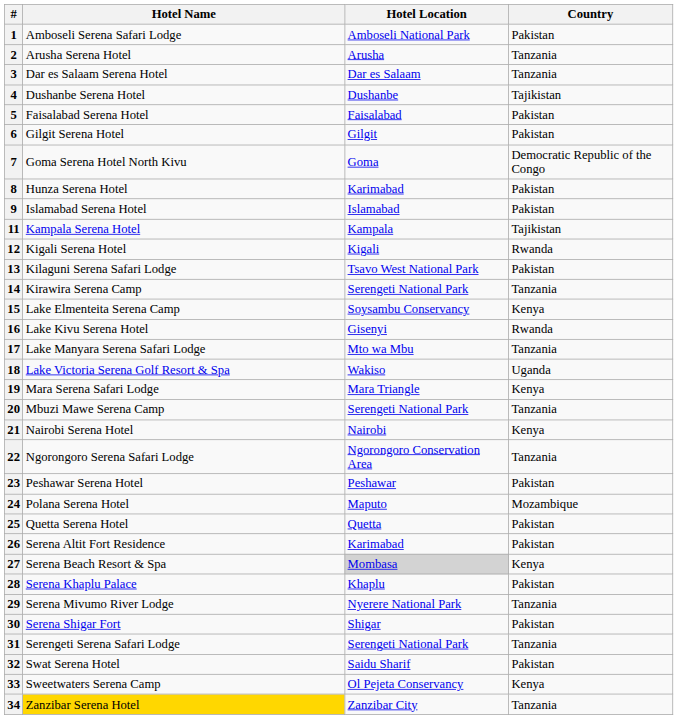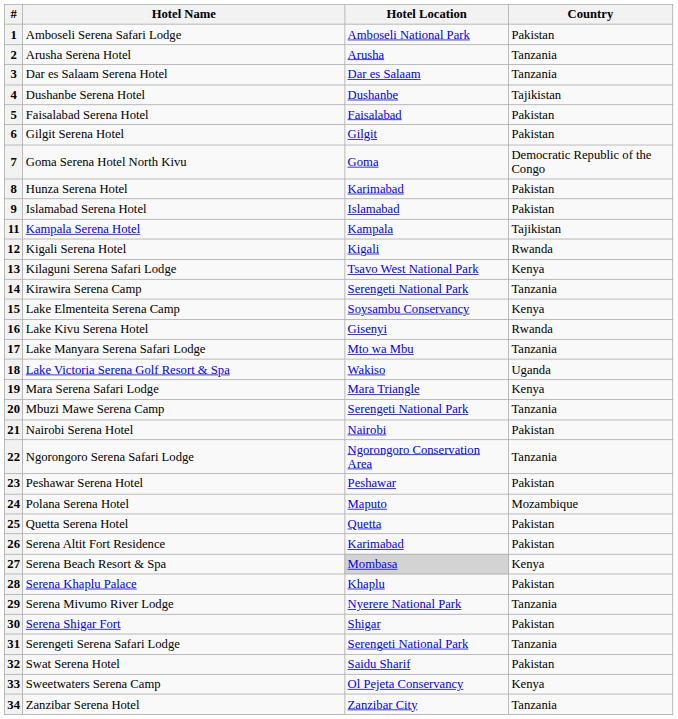(533, 269) Pakistan -> (528, 269) Kenya
(528, 429) Kenya -> (533, 429) Pakistan
(83, 704) gold background -> (83, 704) no background
